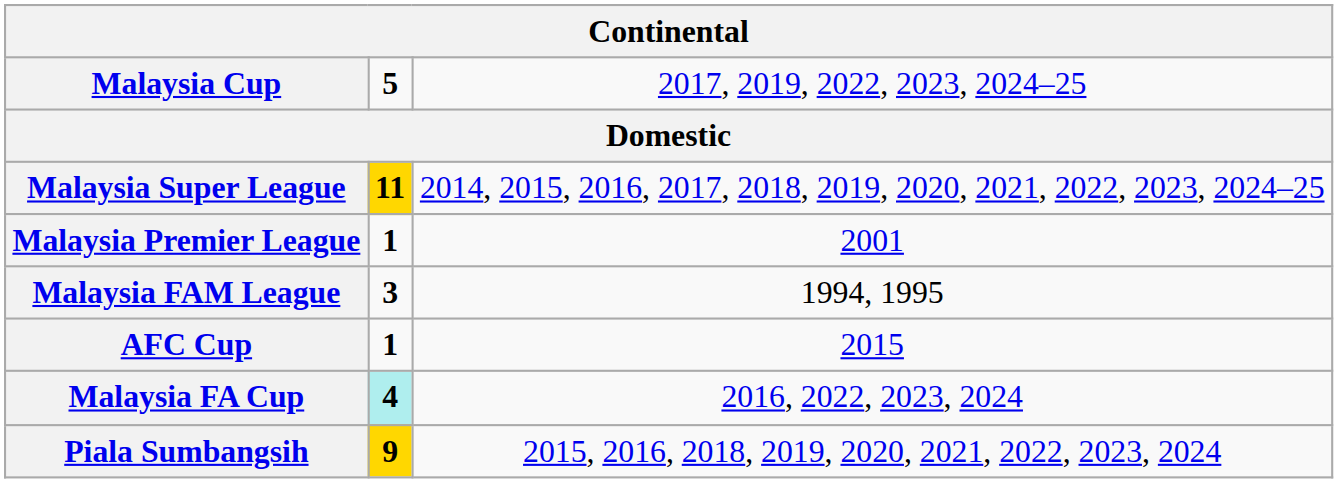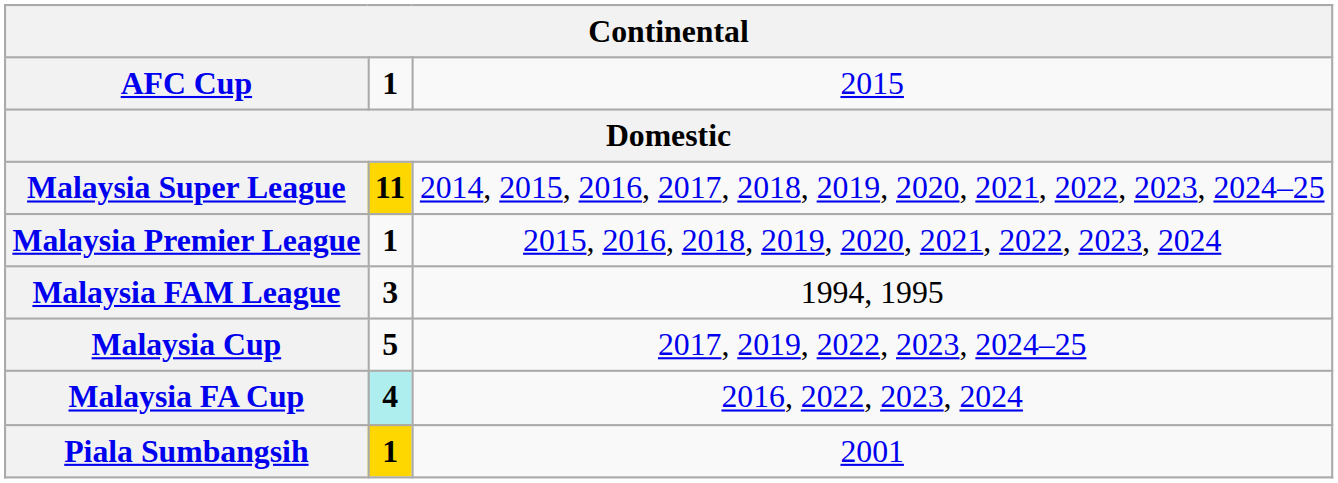rows swapped: (186, 345) <-> (186, 83)
(872, 240) 2001 -> (872, 240) 2015, 2016, 2018, 2019, 2020, 2021, 2022, 2023, 2024
(390, 449) 9 -> (390, 449) 1
(872, 449) 2015, 2016, 2018, 2019, 2020, 2021, 2022, 2023, 2024 -> (872, 449) 2001
